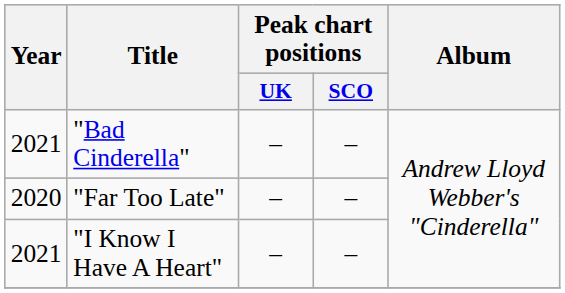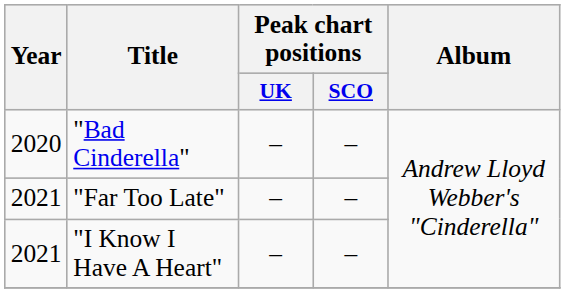(36, 143) 2021 -> (36, 143) 2020
(36, 198) 2020 -> (36, 198) 2021
